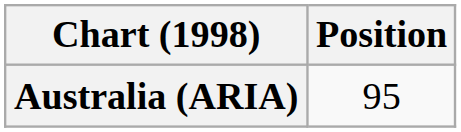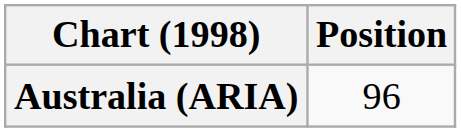(382, 95) 95 -> (382, 95) 96
